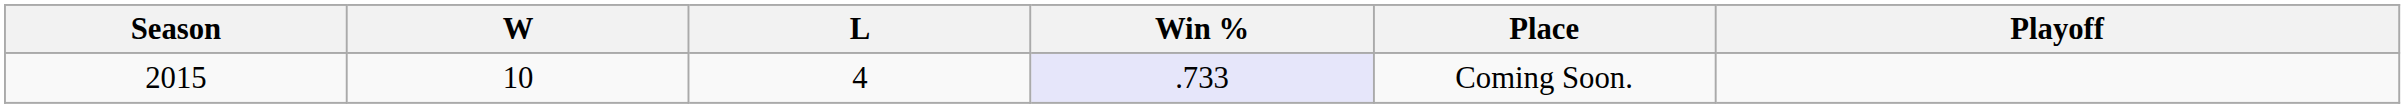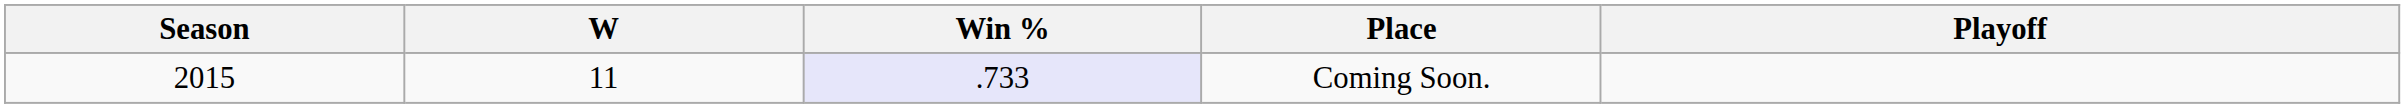- column: (860, 28)
(518, 77) 10 -> (603, 77) 11
